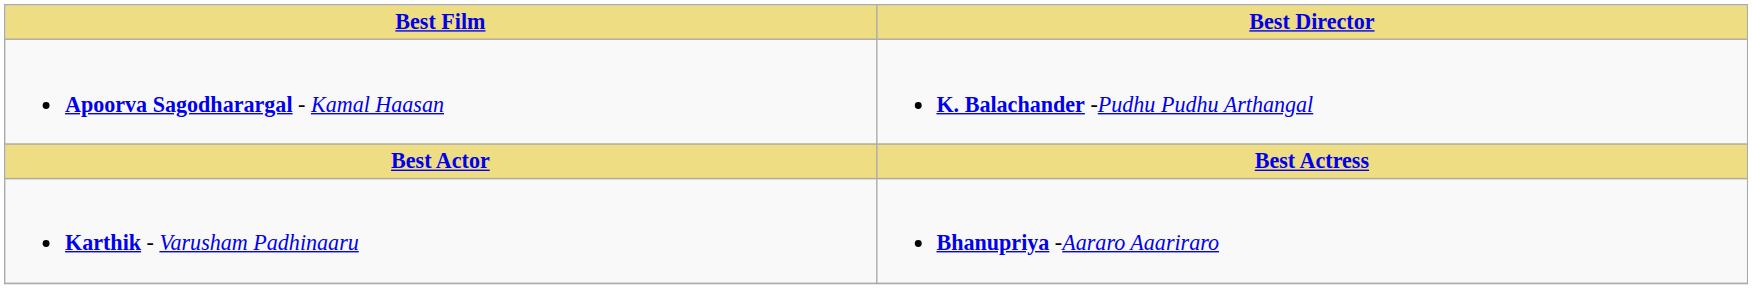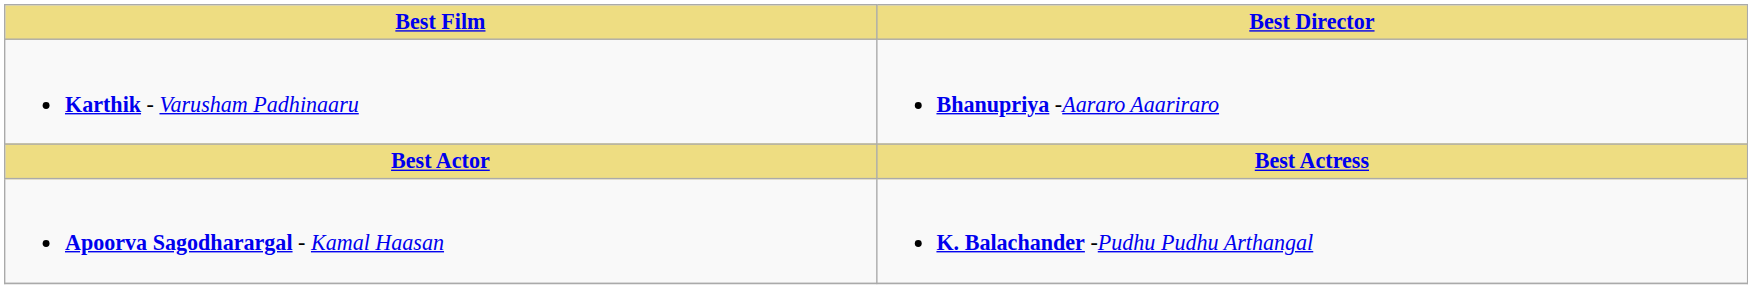rows swapped: (440, 104) <-> (440, 243)
